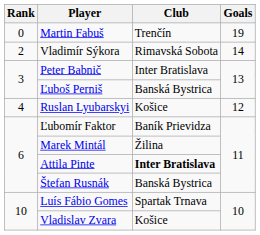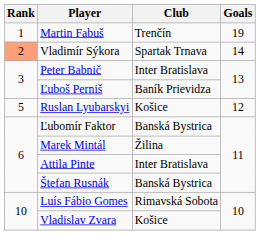(21, 32) 0 -> (21, 32) 1
(21, 51) no background -> (21, 51) lightsalmon background
(176, 51) Rimavská Sobota -> (171, 51) Spartak Trnava
(173, 88) Banská Bystrica -> (173, 88) Baník Prievidza
(21, 107) 4 -> (21, 107) 5
(173, 126) Baník Prievidza -> (173, 126) Banská Bystrica
(175, 164) bold -> (171, 164) normal
(171, 201) Spartak Trnava -> (176, 201) Rimavská Sobota
